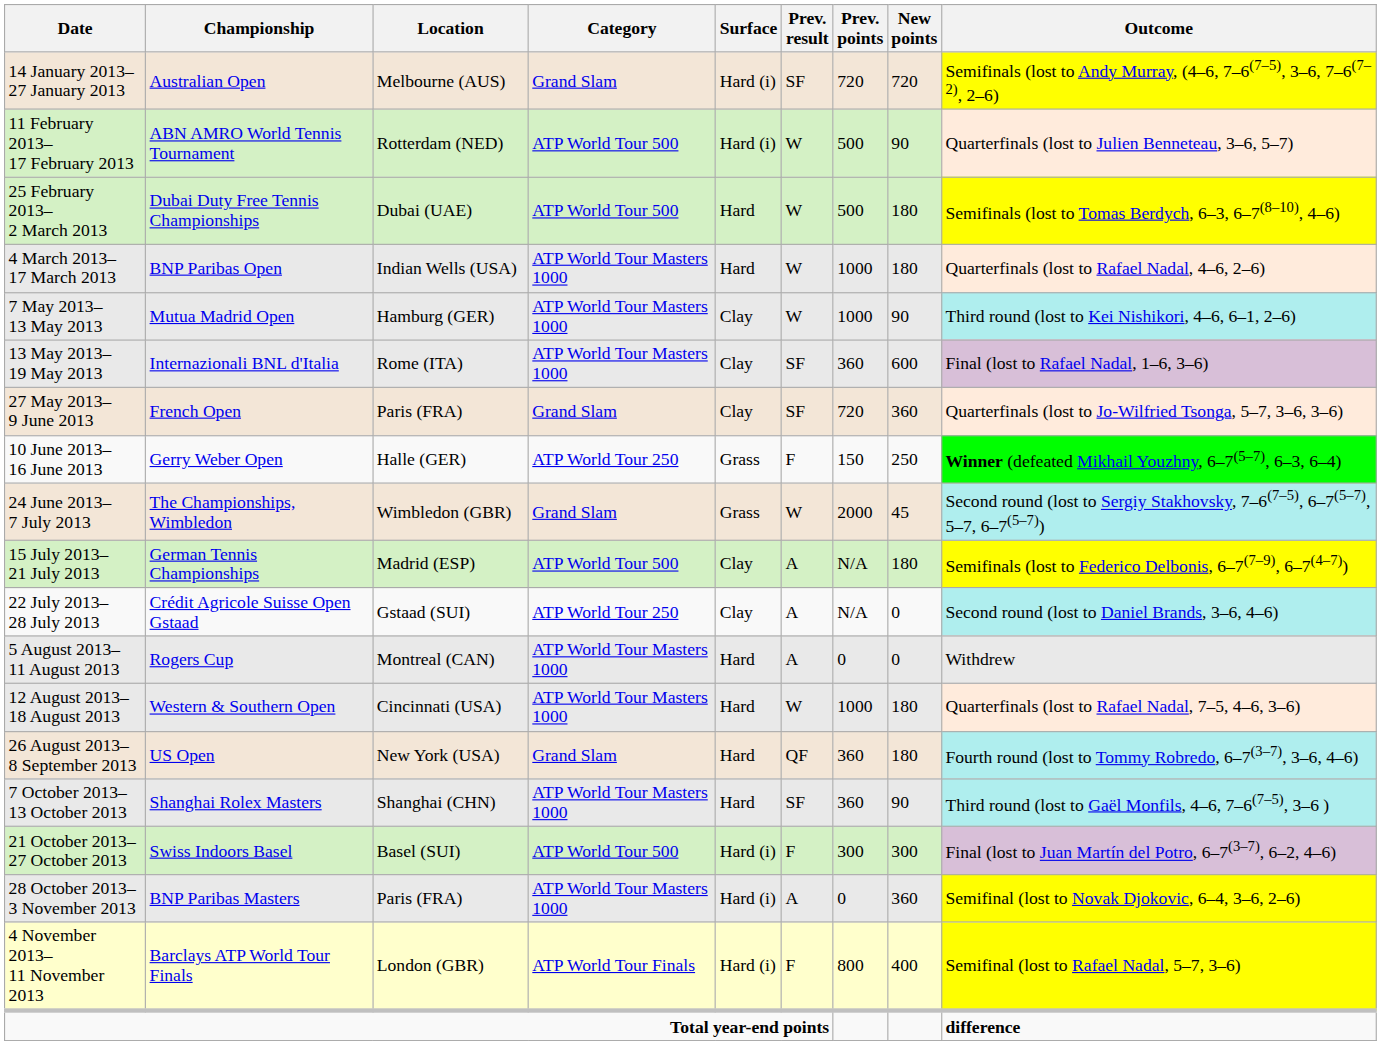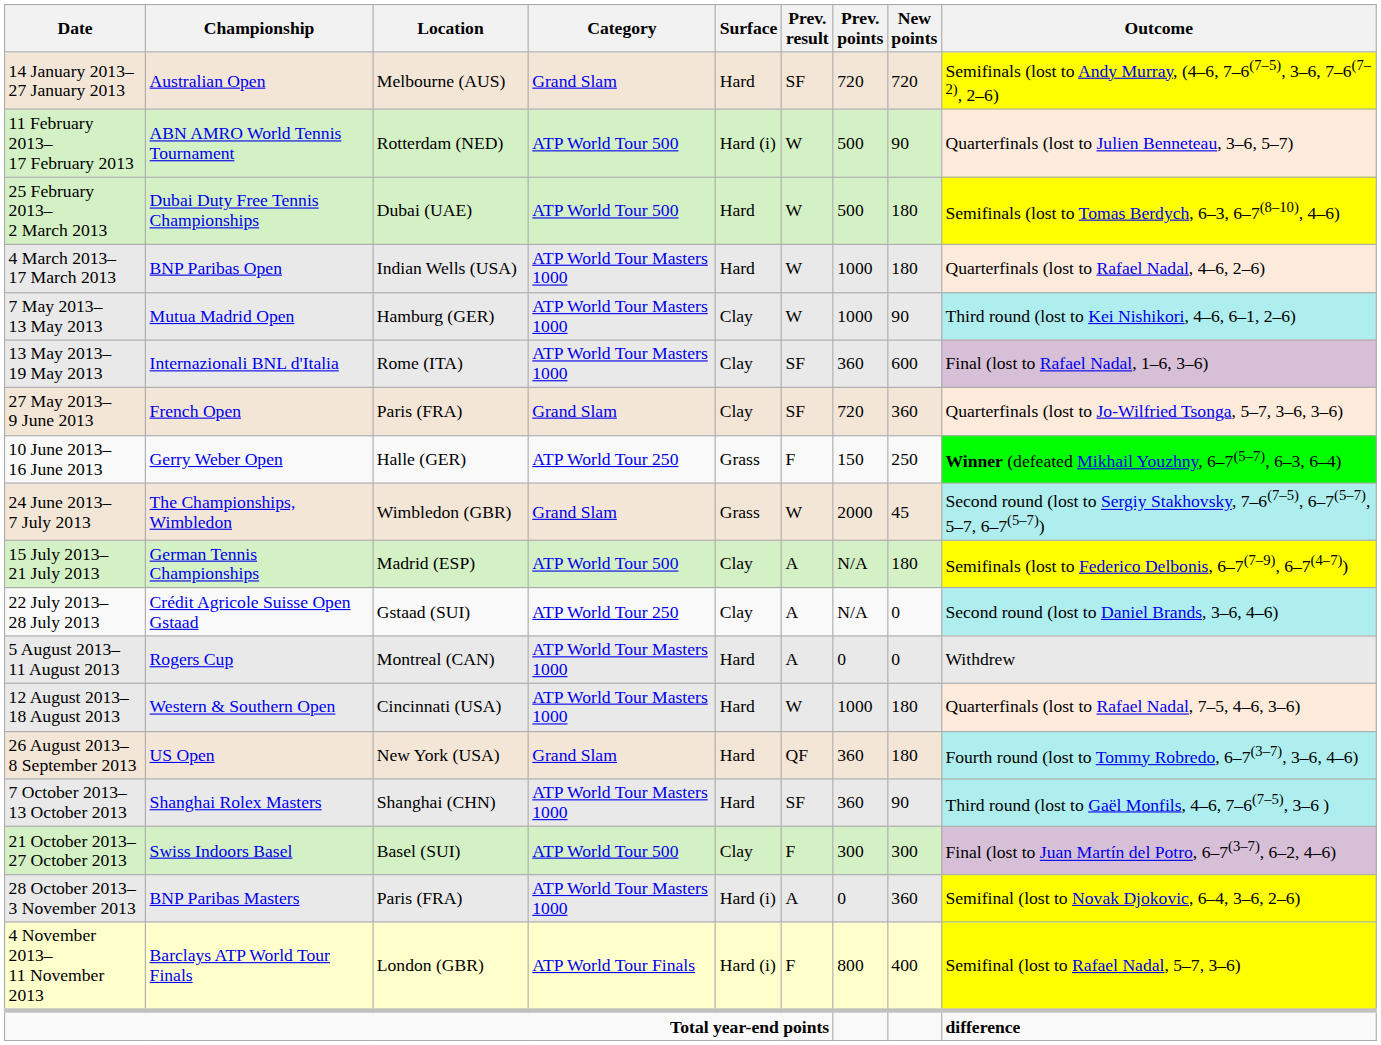(748, 80) Hard (i) -> (737, 80) Hard
(748, 850) Hard (i) -> (736, 850) Clay
